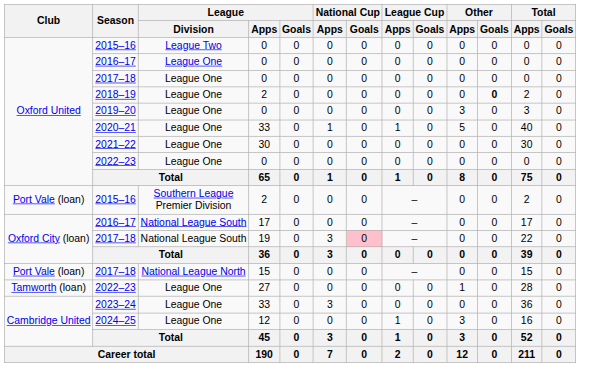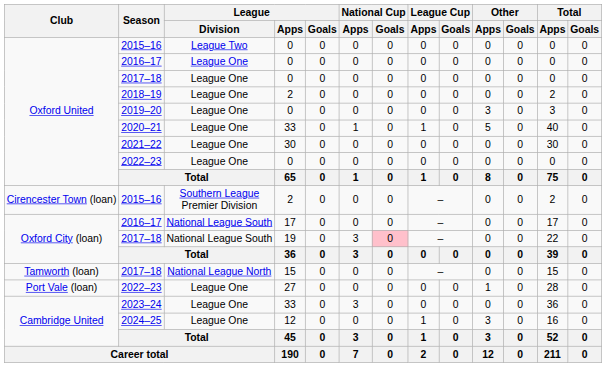(494, 95) bold -> (520, 95) normal
(49, 200) Port Vale (loan) -> (62, 200) Cirencester Town (loan)
(49, 271) Port Vale (loan) -> (62, 271) Tamworth (loan)
(49, 288) Tamworth (loan) -> (62, 288) Port Vale (loan)
